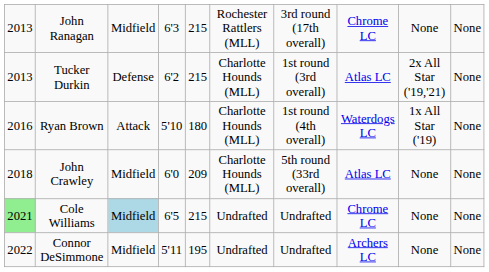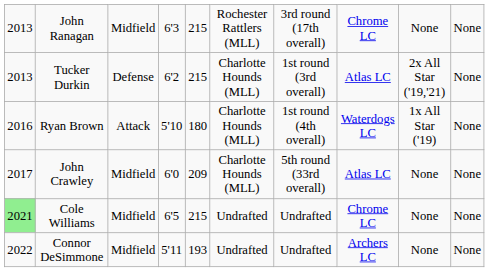(20, 174) 2018 -> (20, 174) 2017
(133, 215) lightblue background -> (133, 215) no background
(198, 249) 195 -> (198, 249) 193
